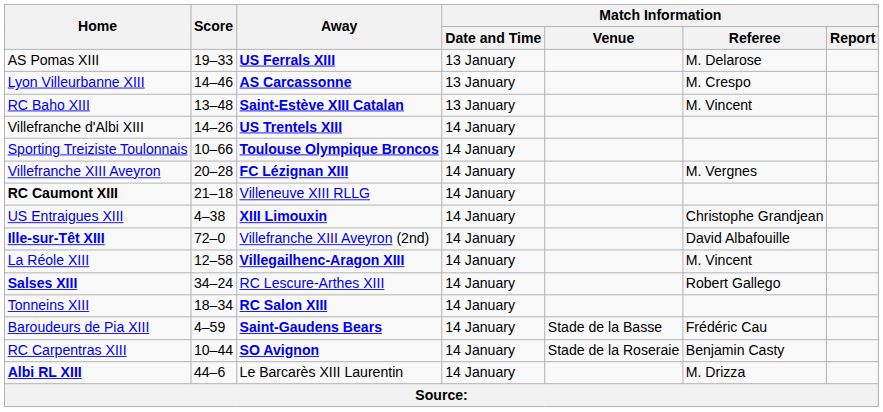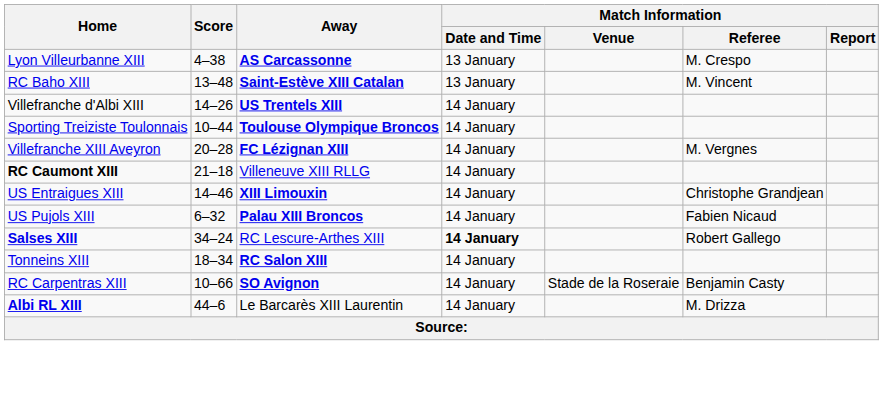- row: (53, 60)
(214, 82) 14–46 -> (210, 60) 4–38
(214, 149) 10–66 -> (214, 127) 10–44
(210, 216) 4–38 -> (214, 194) 14–46
+ row: (51, 216)
- row: (56, 238)
- row: (48, 261)
(480, 283) normal -> (482, 238) bold
- row: (79, 328)
(214, 350) 10–44 -> (214, 283) 10–66
